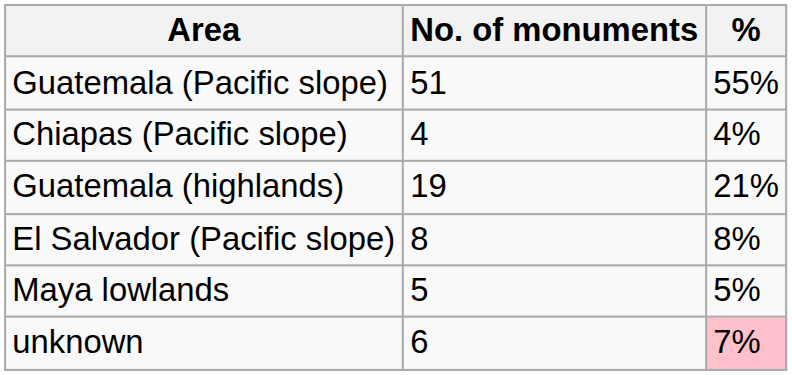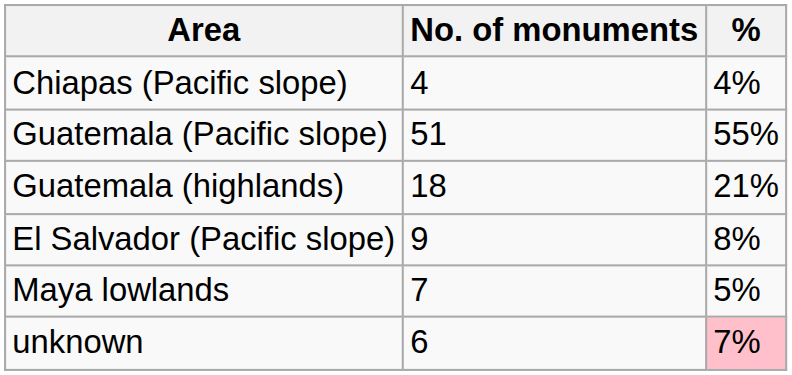rows swapped: (180, 134) <-> (200, 82)
(428, 186) 19 -> (428, 186) 18
(419, 238) 8 -> (419, 238) 9
(419, 290) 5 -> (419, 290) 7
